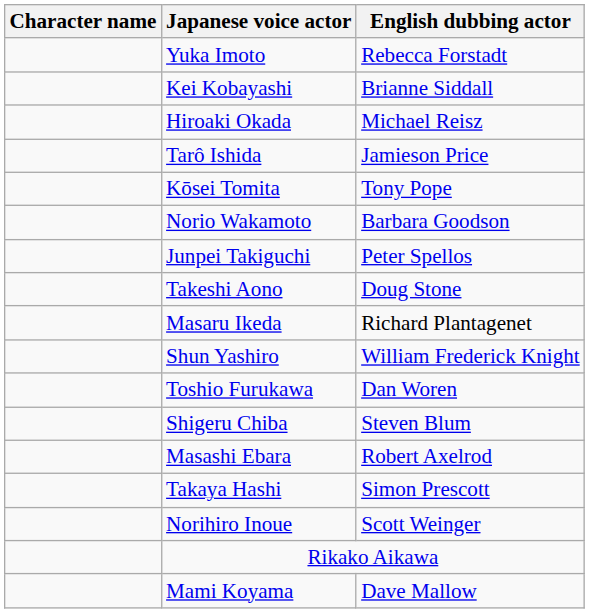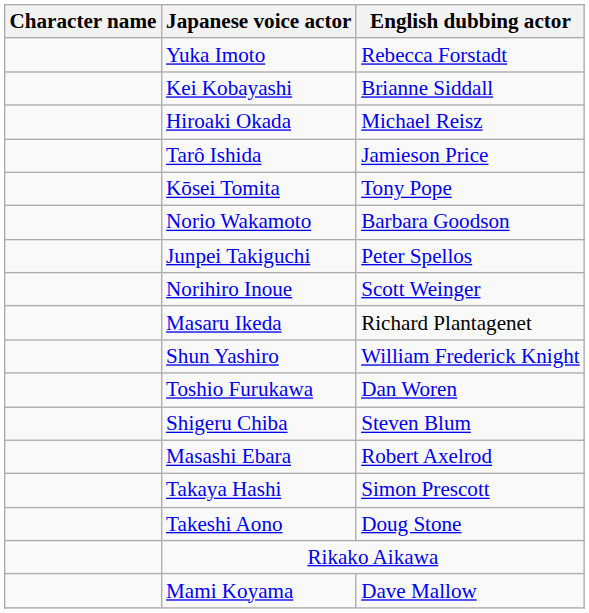rows swapped: (224, 289) <-> (229, 523)
